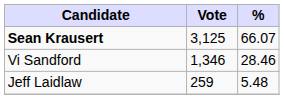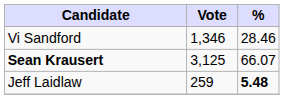rows swapped: (55, 37) <-> (44, 60)
(254, 82) normal -> (254, 82) bold
